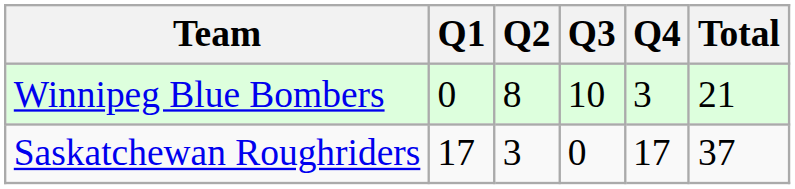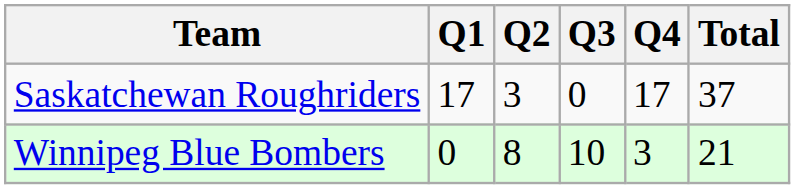rows swapped: (217, 152) <-> (199, 93)
